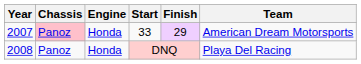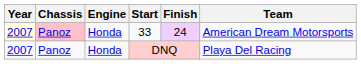(20, 32) no background -> (20, 32) lightyellow background
(180, 32) 29 -> (180, 32) 24
(20, 50) 2008 -> (20, 50) 2007
